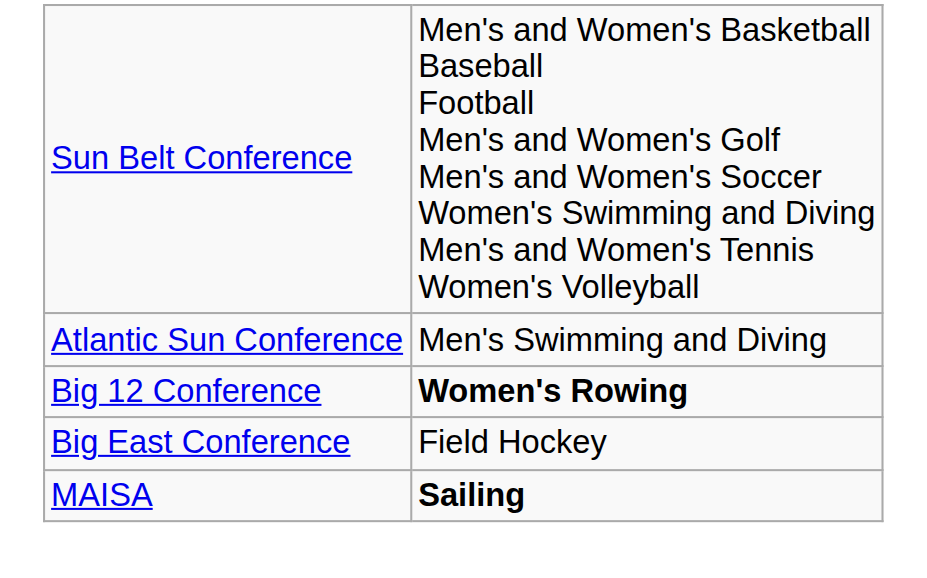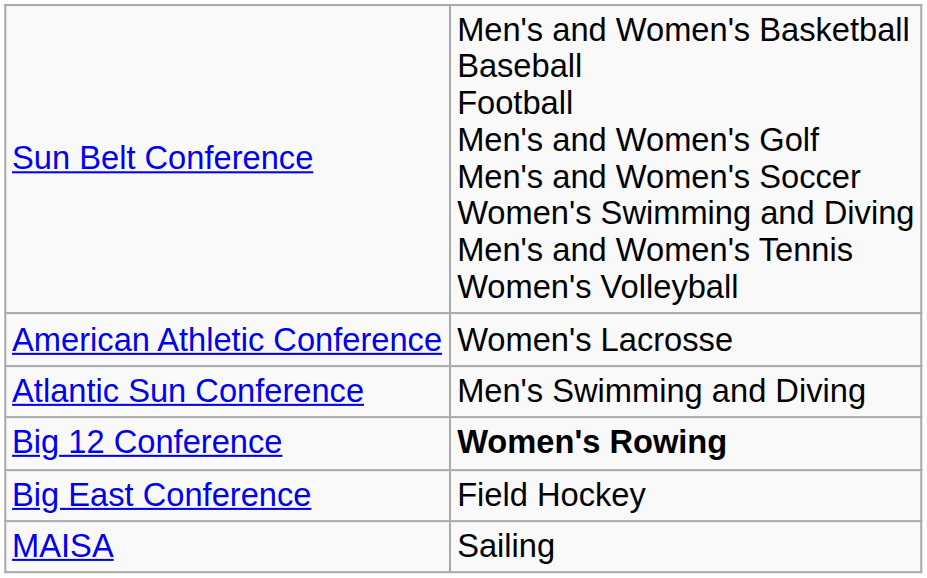+ row: (227, 339)
(472, 494) bold -> (506, 546) normal
